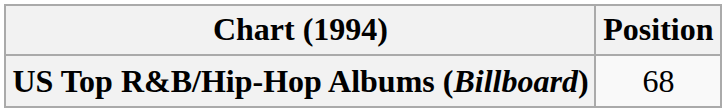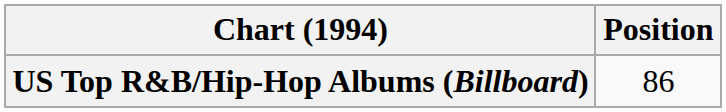(658, 80) 68 -> (658, 80) 86
